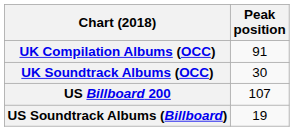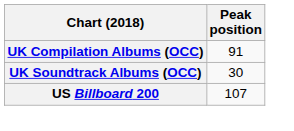- row: (117, 115)
